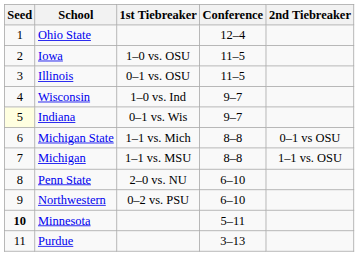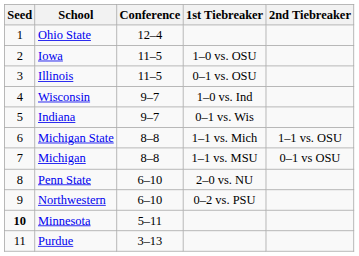columns swapped: (233, 14) <-> (158, 14)
(20, 117) lightyellow background -> (20, 117) no background
(310, 138) 0–1 vs OSU -> (310, 138) 1–1 vs. OSU
(310, 158) 1–1 vs. OSU -> (310, 158) 0–1 vs OSU
